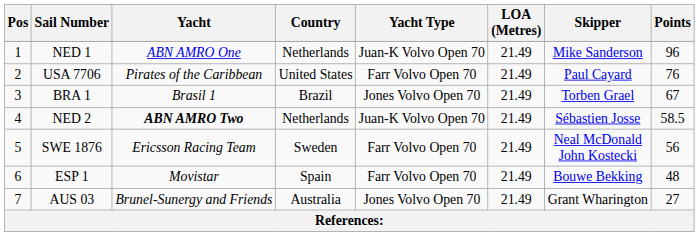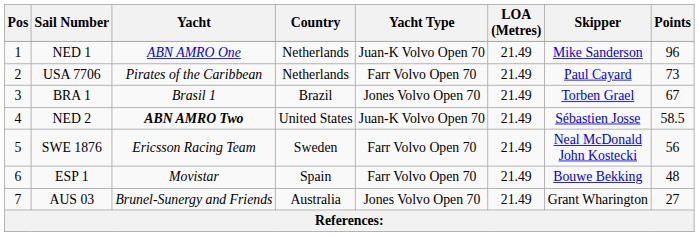(316, 74) United States -> (316, 74) Netherlands
(673, 74) 76 -> (673, 74) 73
(316, 118) Netherlands -> (316, 118) United States
